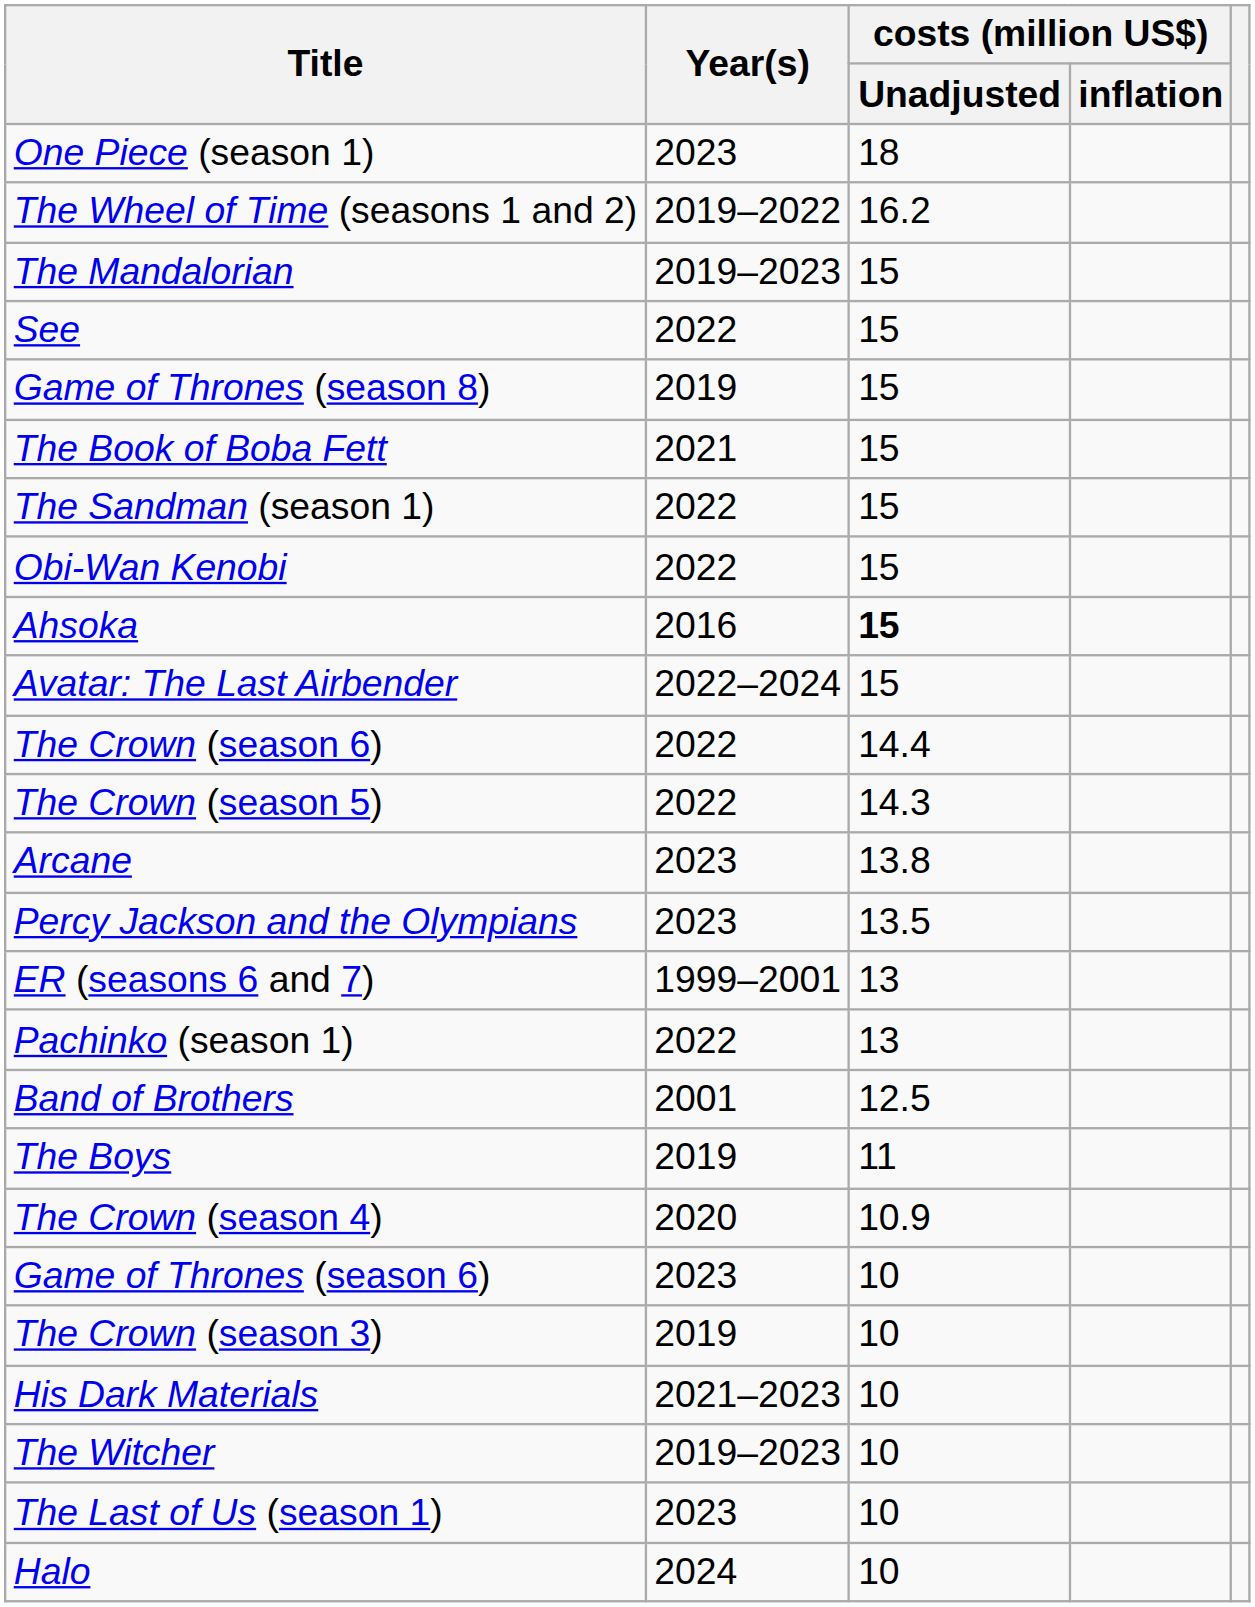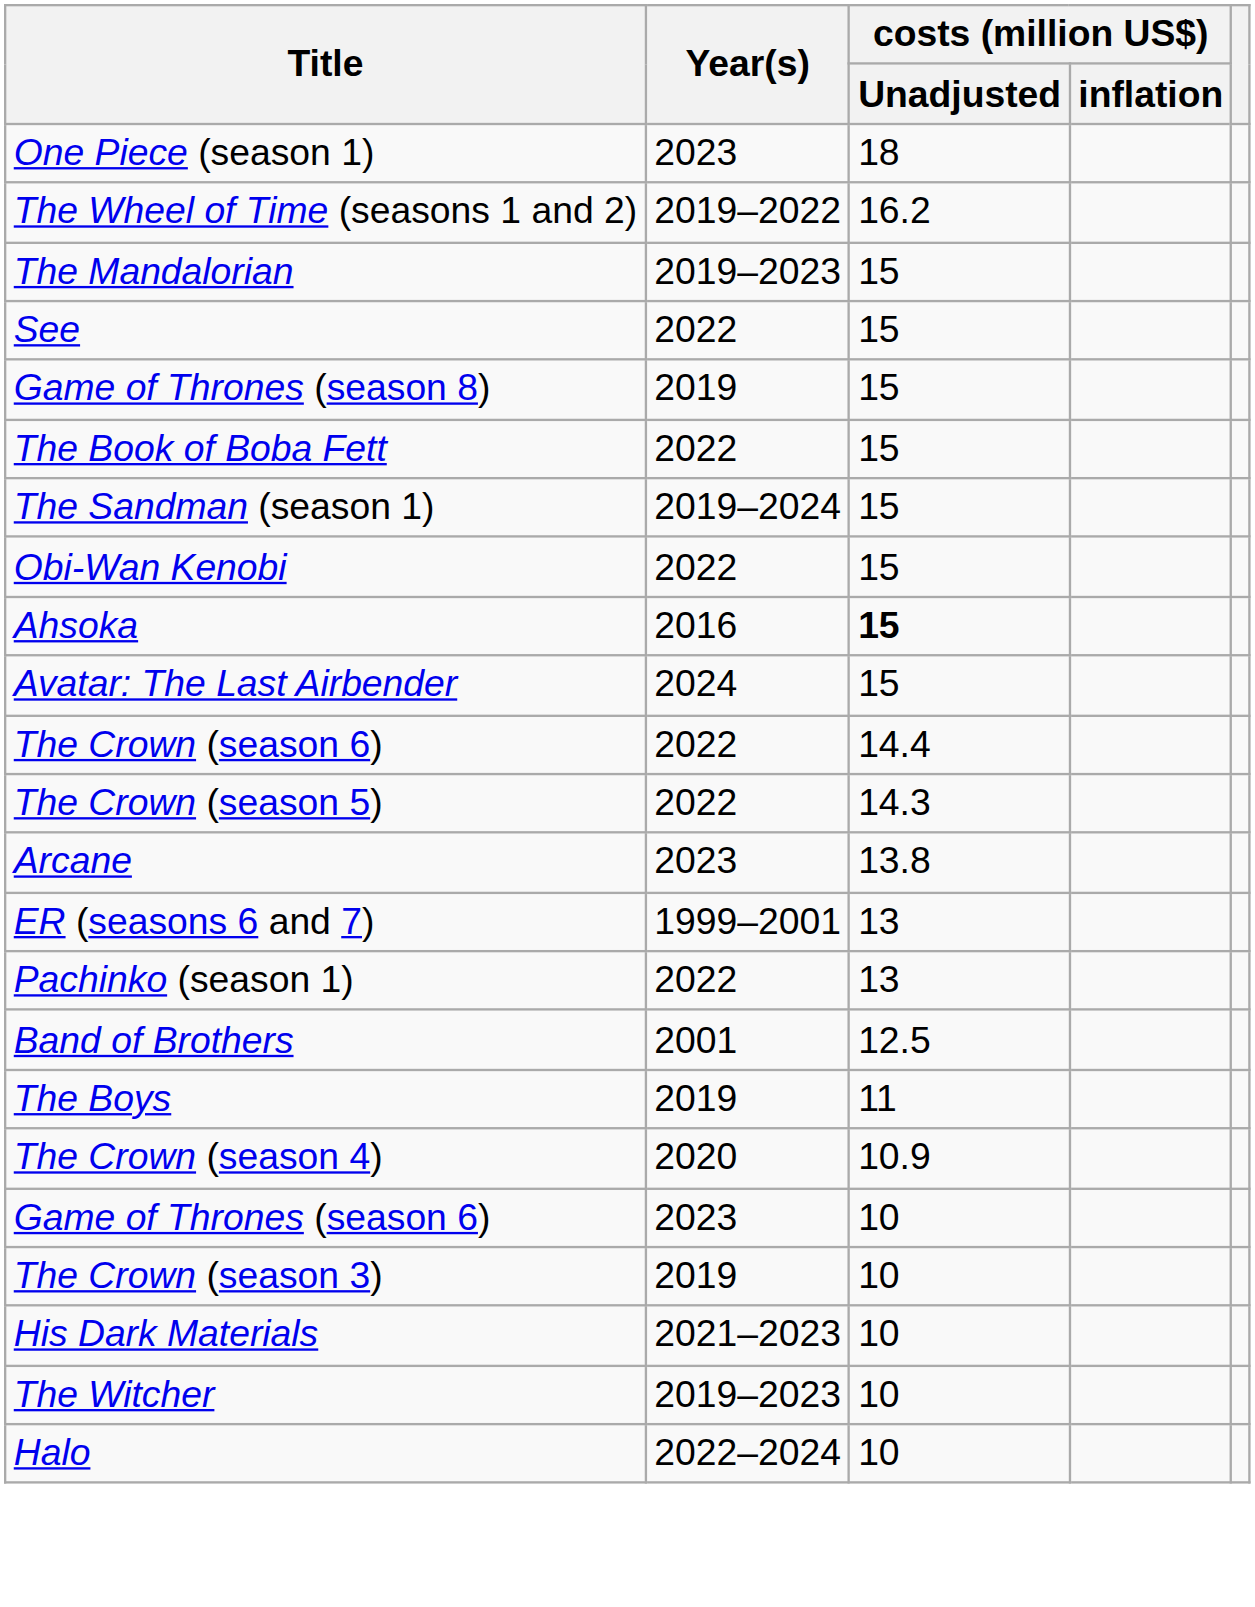(696, 447) 2021 -> (696, 447) 2022
(696, 507) 2022 -> (748, 507) 2019–2024
(748, 684) 2022–2024 -> (696, 684) 2024
- row: (296, 920)
- row: (228, 1512)
(696, 1571) 2024 -> (748, 1453) 2022–2024
